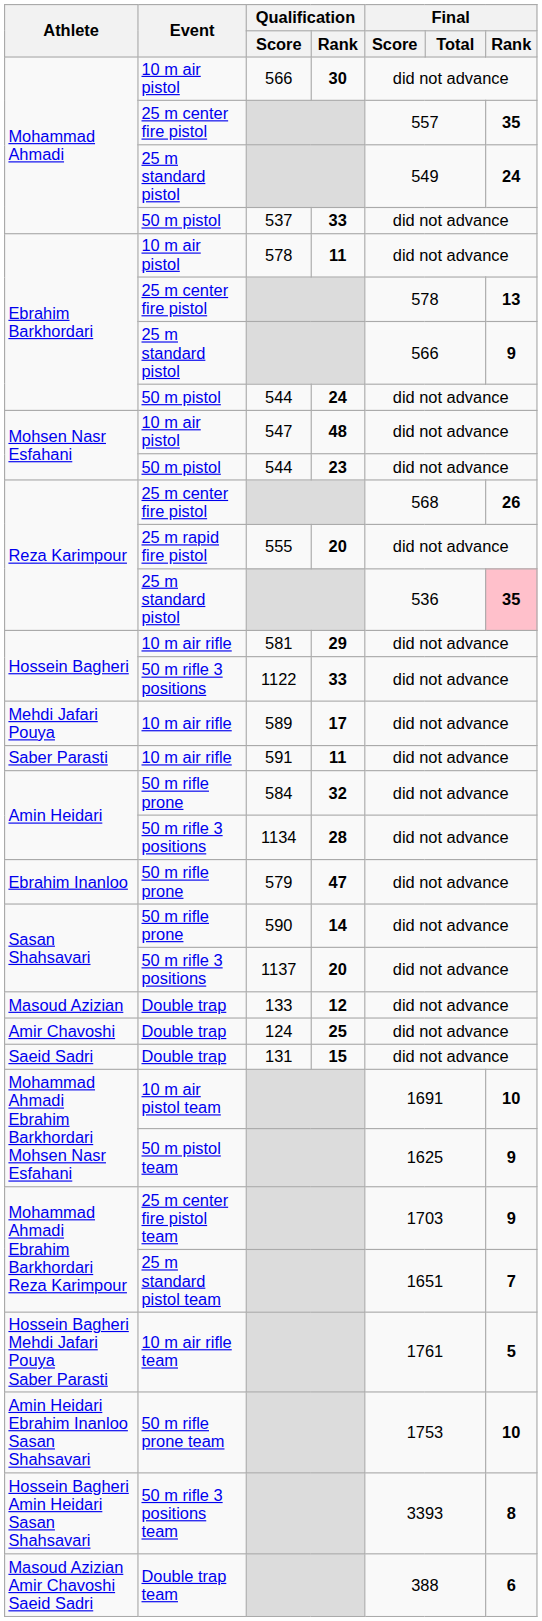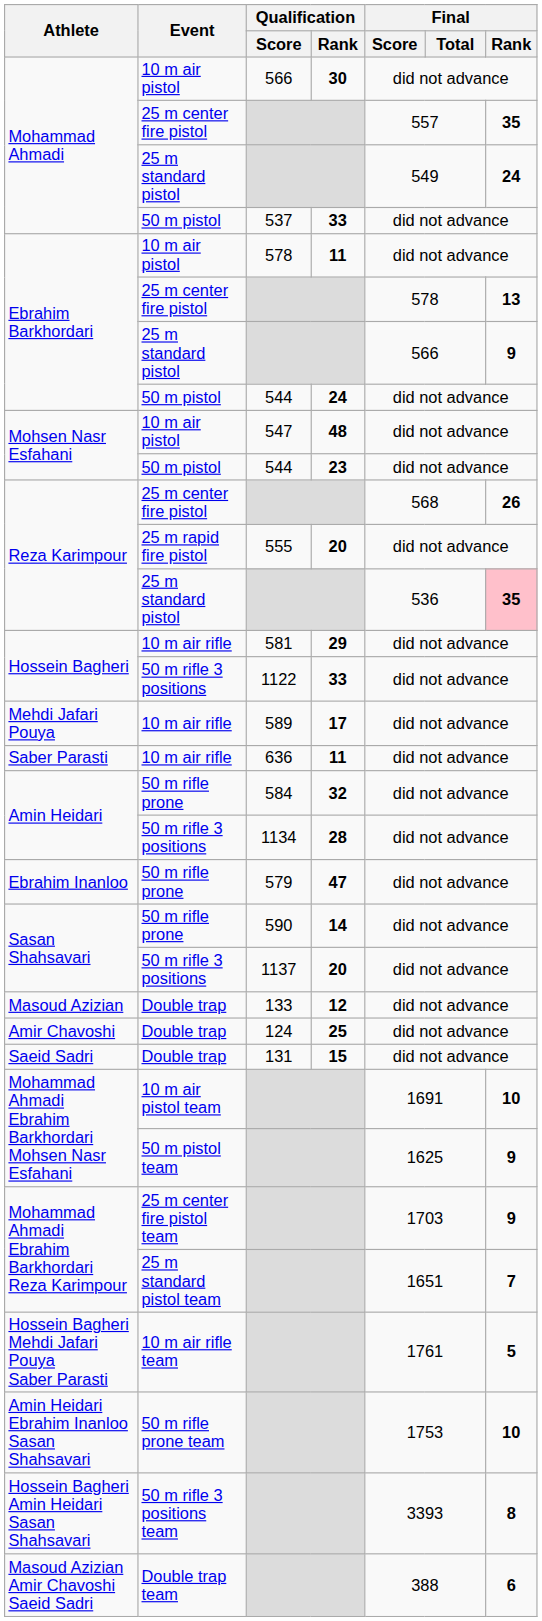(279, 758) 591 -> (279, 758) 636
